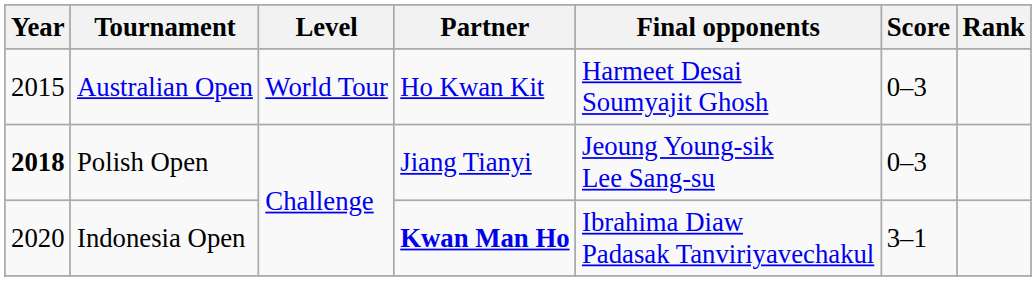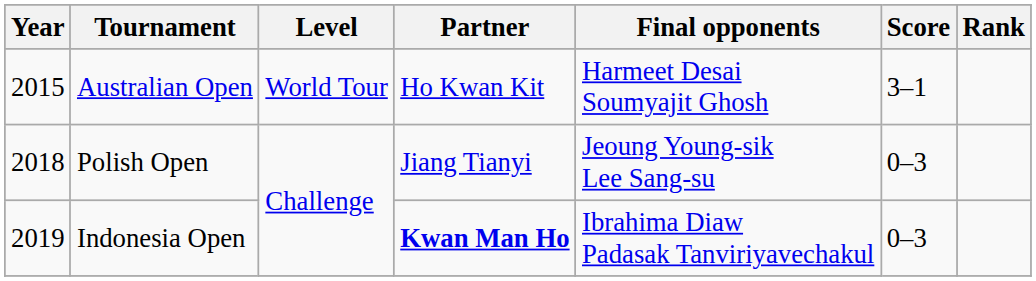(907, 86) 0–3 -> (907, 86) 3–1
(38, 162) bold -> (38, 162) normal
(38, 238) 2020 -> (38, 238) 2019
(907, 238) 3–1 -> (907, 238) 0–3
